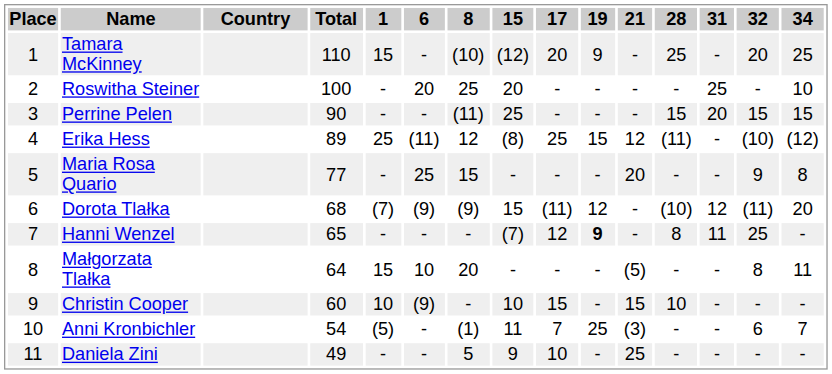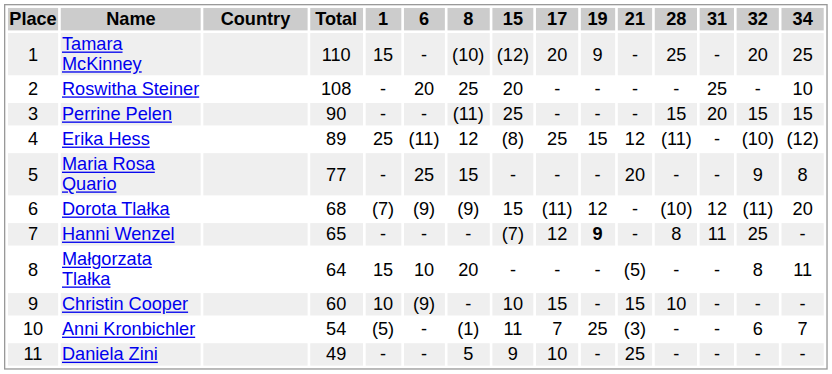(336, 89) 100 -> (336, 89) 108
